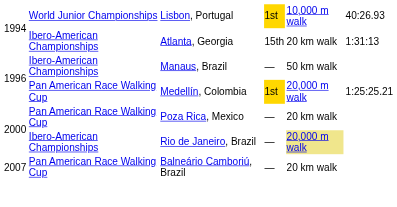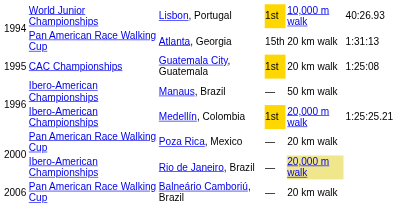(64, 41) Ibero-American Championships -> (93, 41) Pan American Race Walking Cup
+ row: (195, 66)
(93, 92) Pan American Race Walking Cup -> (64, 117) Ibero-American Championships
(15, 167) 2007 -> (15, 192) 2006
